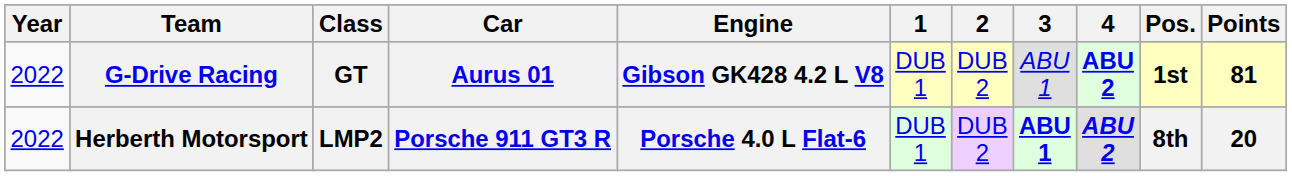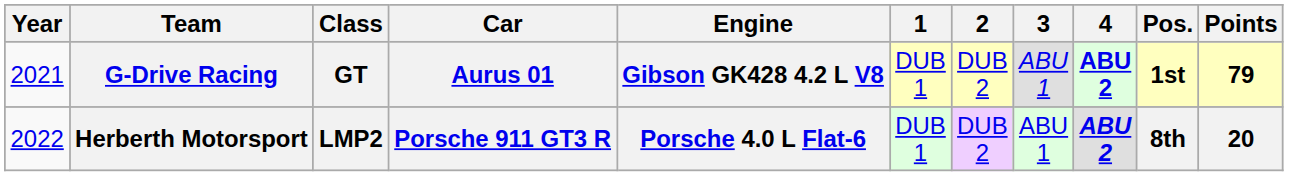(37, 74) 2022 -> (37, 74) 2021
(1244, 74) 81 -> (1241, 74) 79
(1045, 138) bold -> (1044, 138) normal
